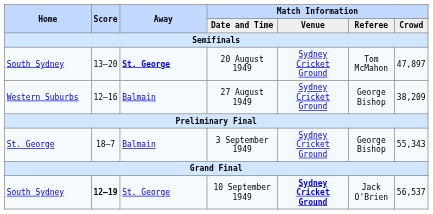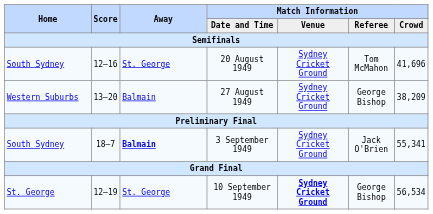(106, 64) 13–20 -> (106, 64) 12–16
(146, 64) bold -> (146, 64) normal
(411, 64) 47,897 -> (411, 64) 41,696
(106, 97) 12–16 -> (106, 97) 13–20
(31, 145) St. George -> (35, 145) South Sydney
(139, 145) normal -> (139, 145) bold
(371, 145) George Bishop -> (371, 145) Jack O'Brien
(411, 145) 55,343 -> (411, 145) 55,341
(35, 192) South Sydney -> (31, 192) St. George
(106, 192) bold -> (106, 192) normal
(371, 192) Jack O'Brien -> (371, 192) George Bishop
(411, 192) 56,537 -> (411, 192) 56,534
